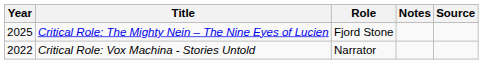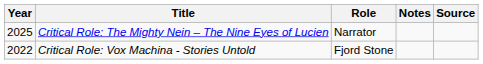(364, 31) Fjord Stone -> (355, 31) Narrator
(355, 50) Narrator -> (364, 50) Fjord Stone
